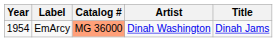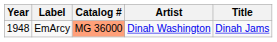(18, 28) 1954 -> (18, 28) 1948
